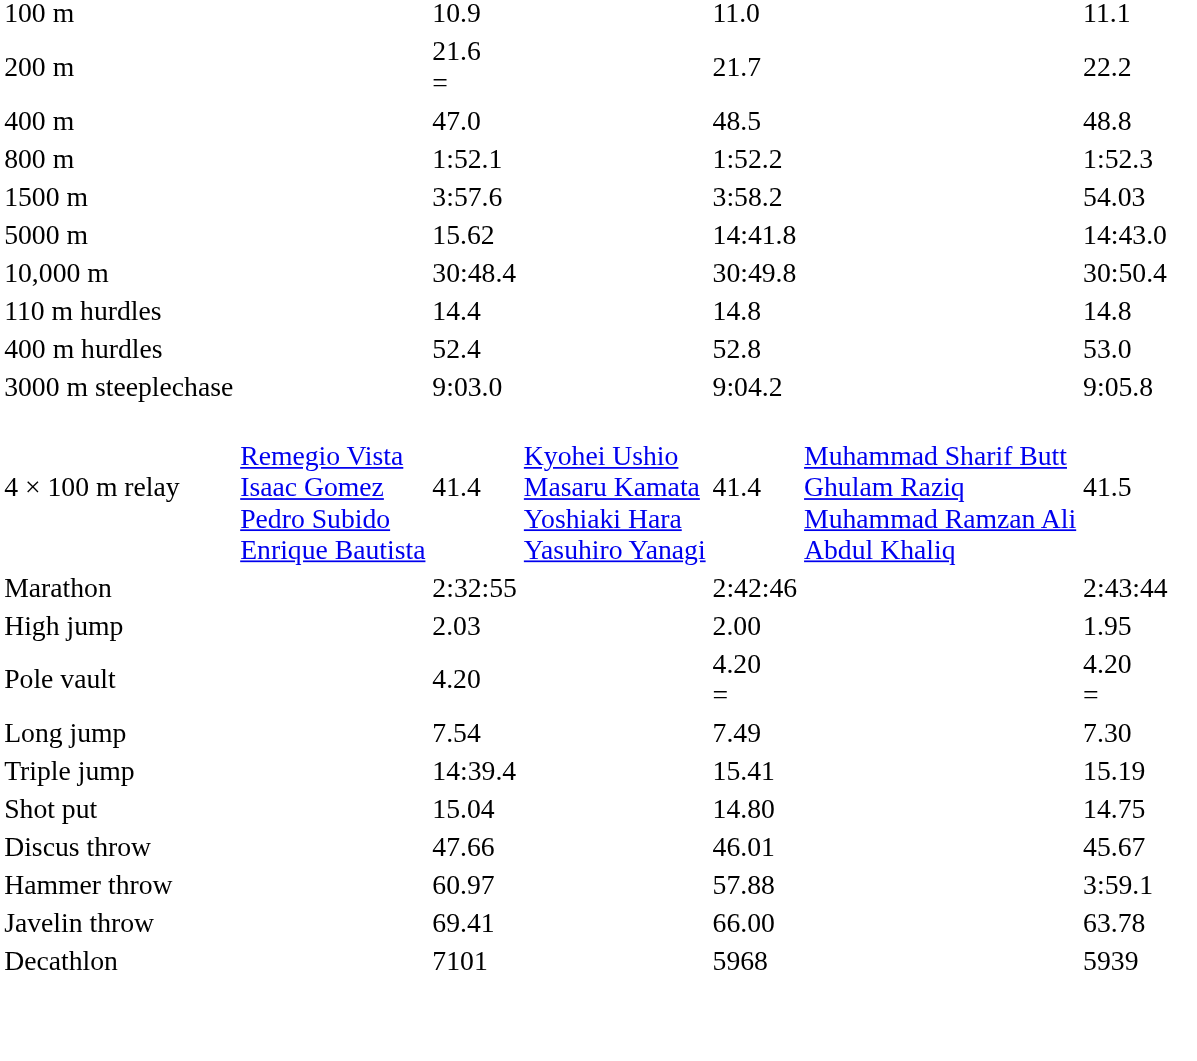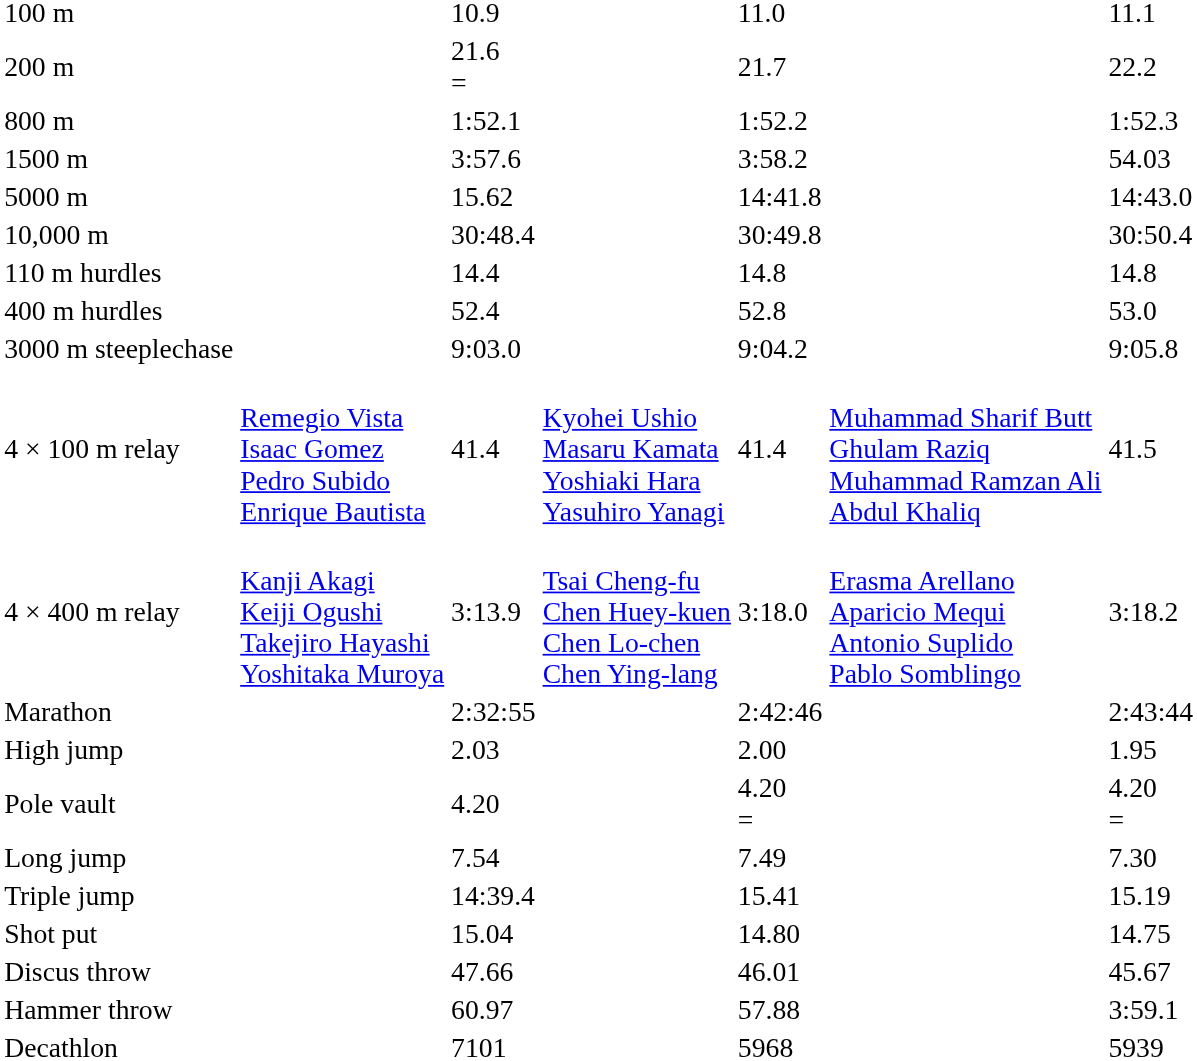- row: (39, 120)
+ row: (92, 611)
- row: (79, 923)
